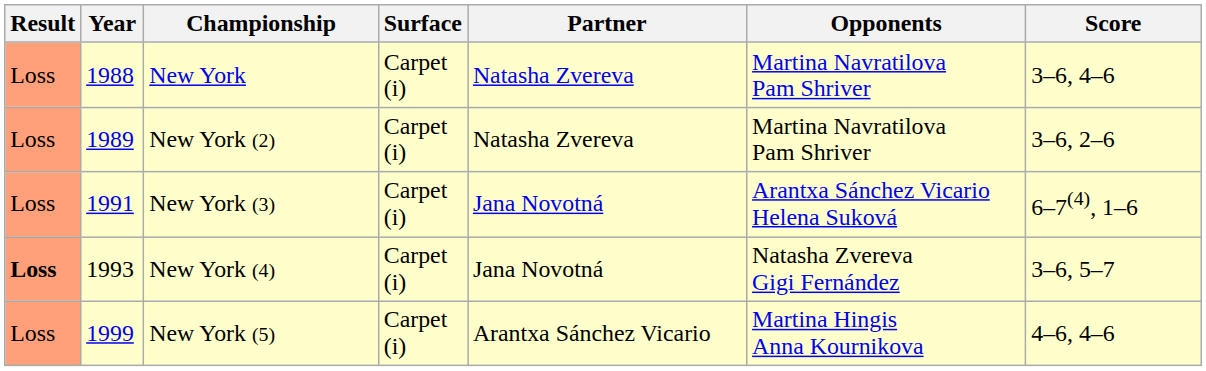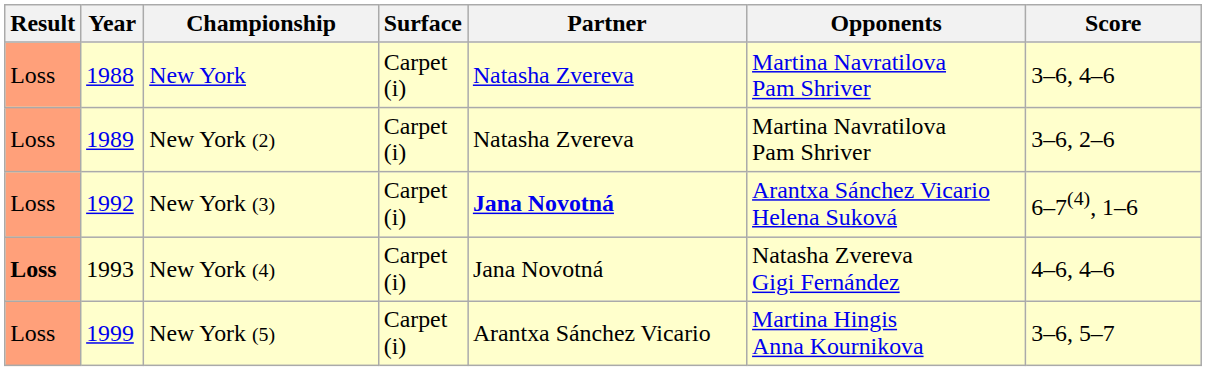(110, 203) 1991 -> (110, 203) 1992
(538, 203) normal -> (543, 203) bold
(1073, 268) 3–6, 5–7 -> (1073, 268) 4–6, 4–6
(1073, 333) 4–6, 4–6 -> (1073, 333) 3–6, 5–7
